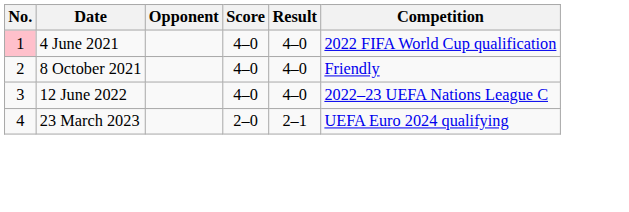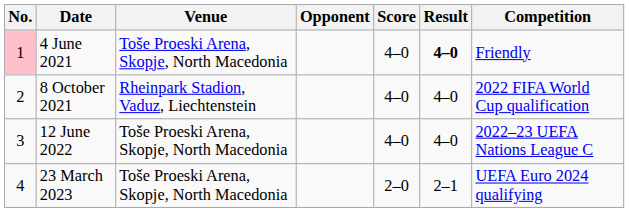+ column: (206, 17)
(295, 43) normal -> (446, 52) bold
(440, 43) 2022 FIFA World Cup qualification -> (503, 52) Friendly
(352, 69) Friendly -> (532, 96) 2022 FIFA World Cup qualification
